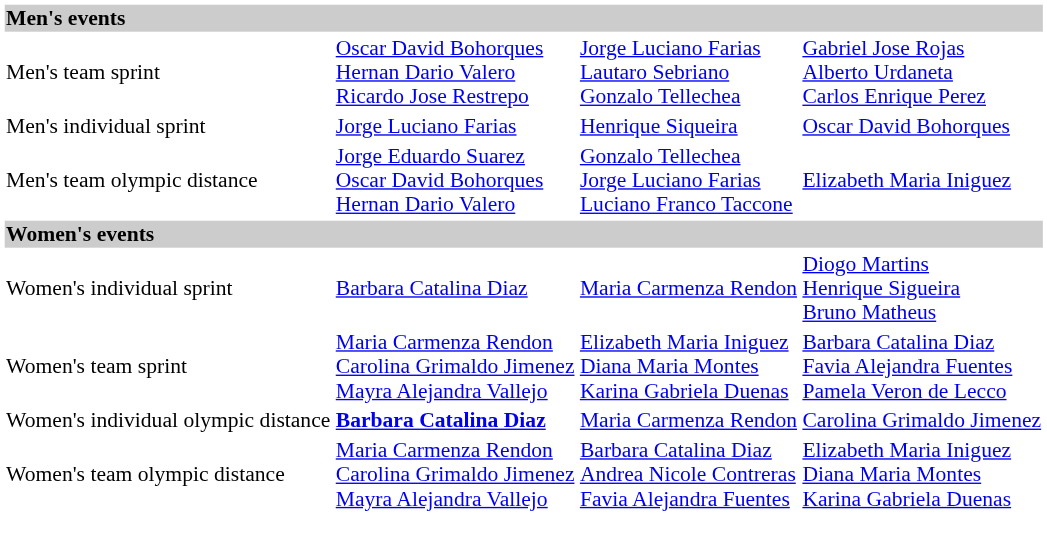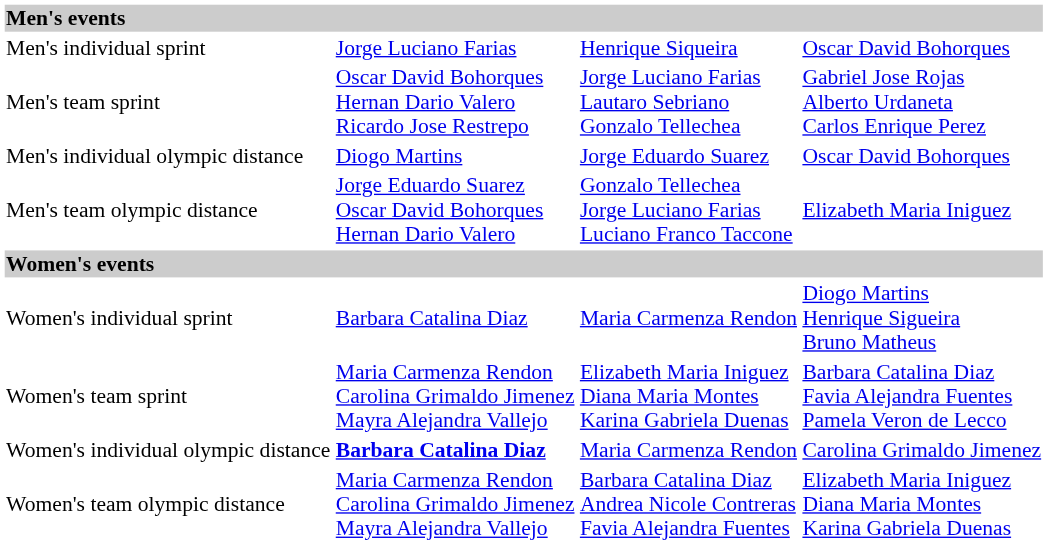rows swapped: (106, 126) <-> (83, 72)
+ row: (155, 155)
